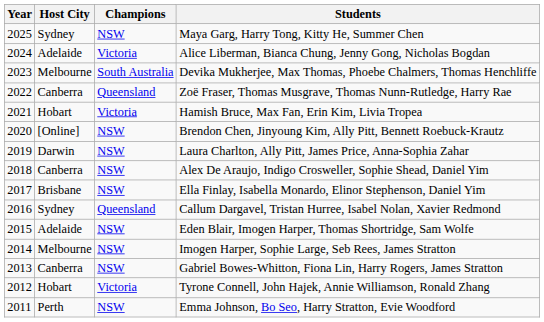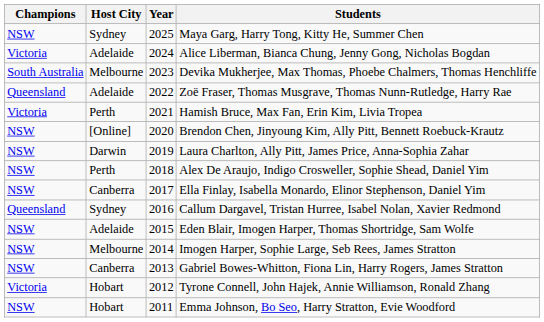columns swapped: (20, 14) <-> (135, 14)
(60, 92) Canberra -> (111, 92) Adelaide
(55, 111) Hobart -> (102, 111) Perth
(60, 170) Canberra -> (102, 170) Perth
(59, 190) Brisbane -> (112, 190) Canberra
(51, 307) Perth -> (106, 307) Hobart
